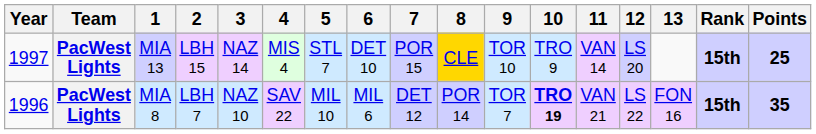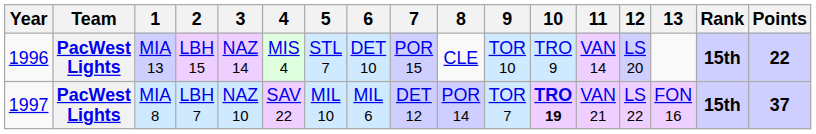(29, 57) 1997 -> (29, 57) 1996
(461, 57) gold background -> (461, 57) no background
(780, 57) 25 -> (780, 57) 22
(29, 105) 1996 -> (29, 105) 1997
(780, 105) 35 -> (780, 105) 37
